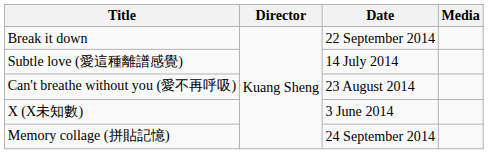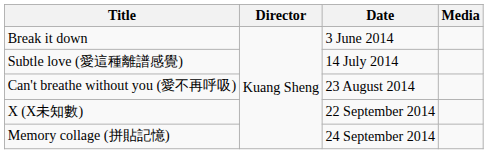(380, 37) 22 September 2014 -> (360, 37) 3 June 2014
(360, 111) 3 June 2014 -> (380, 111) 22 September 2014
